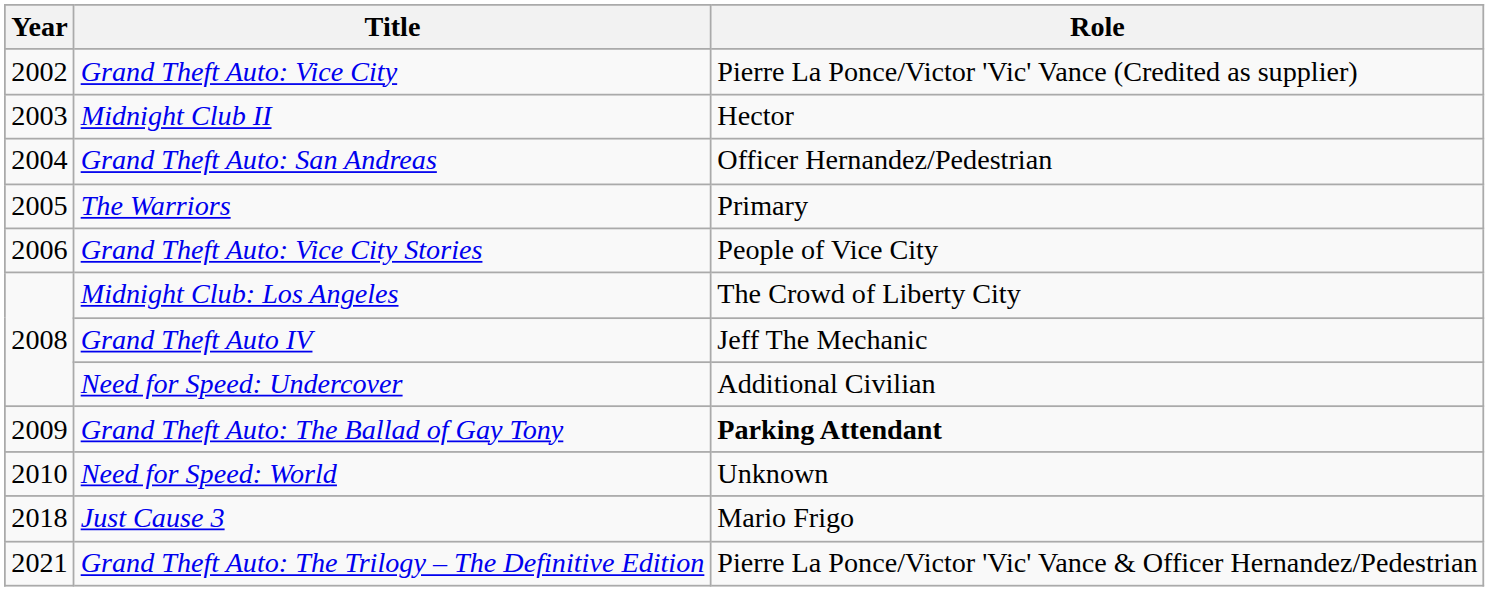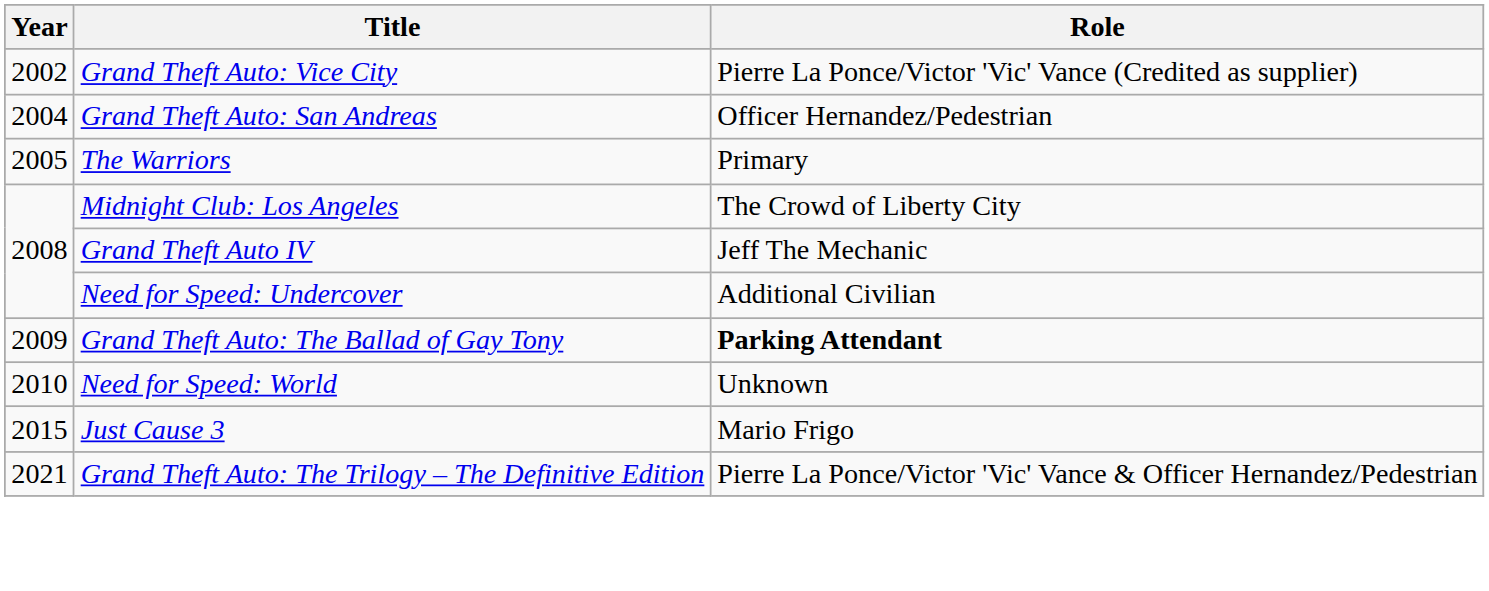- row: (176, 116)
- row: (282, 250)
(40, 518) 2018 -> (40, 428) 2015
